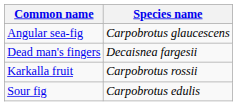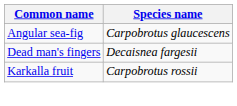- row: (27, 91)
